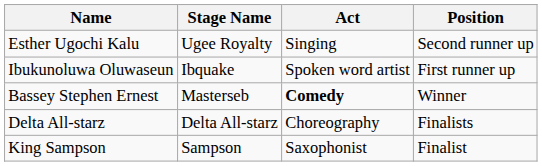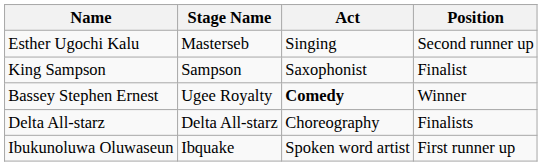(227, 43) Ugee Royalty -> (215, 43) Masterseb
rows swapped: (91, 69) <-> (57, 148)
(215, 95) Masterseb -> (227, 95) Ugee Royalty
